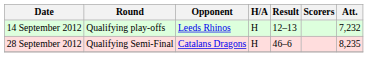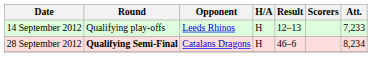(350, 27) 7,232 -> (354, 27) 7,233
(130, 43) normal -> (132, 43) bold
(350, 43) 8,235 -> (354, 43) 8,234
